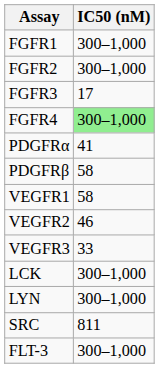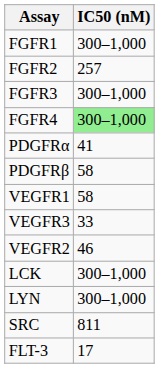(112, 68) 300–1,000 -> (89, 68) 257
(85, 94) 17 -> (112, 94) 300–1,000
rows swapped: (39, 222) <-> (39, 248)
(112, 350) 300–1,000 -> (85, 350) 17
